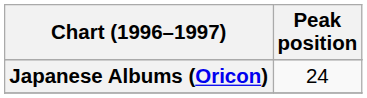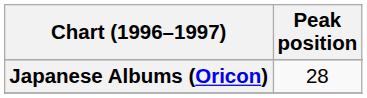(317, 76) 24 -> (317, 76) 28
